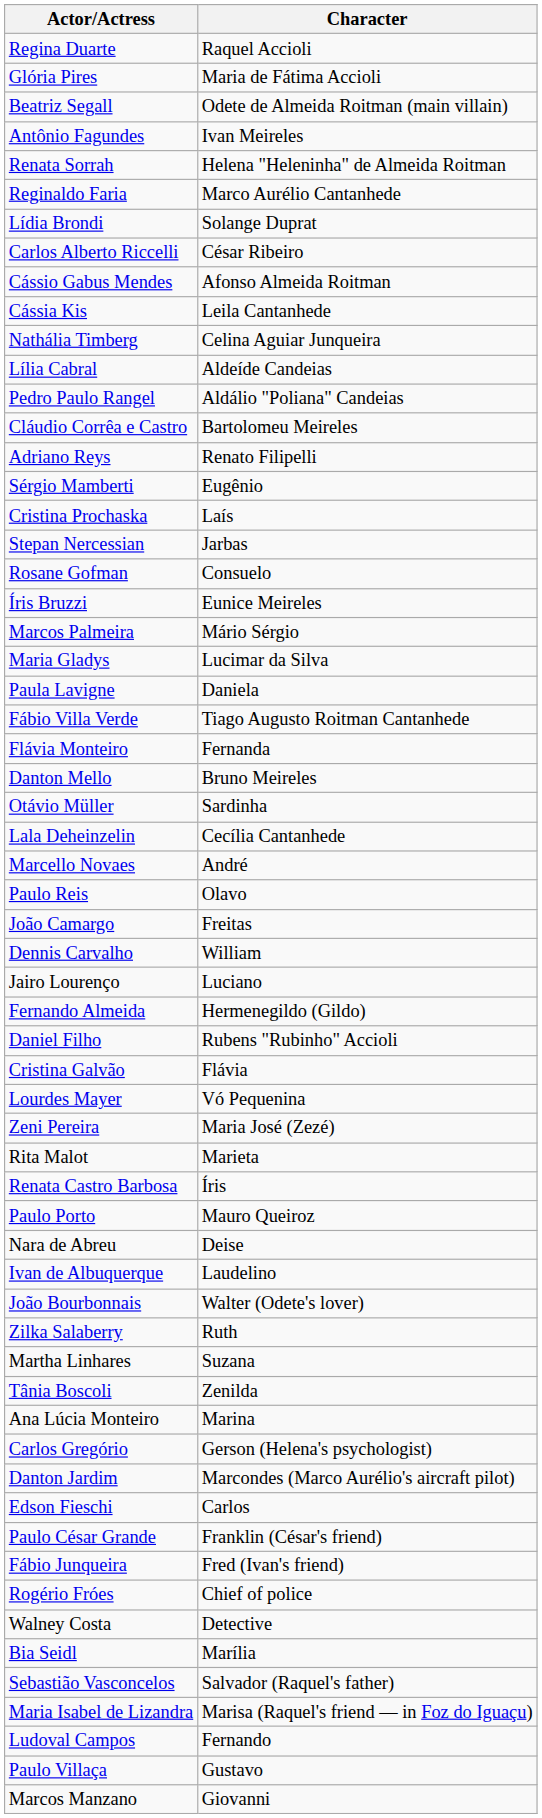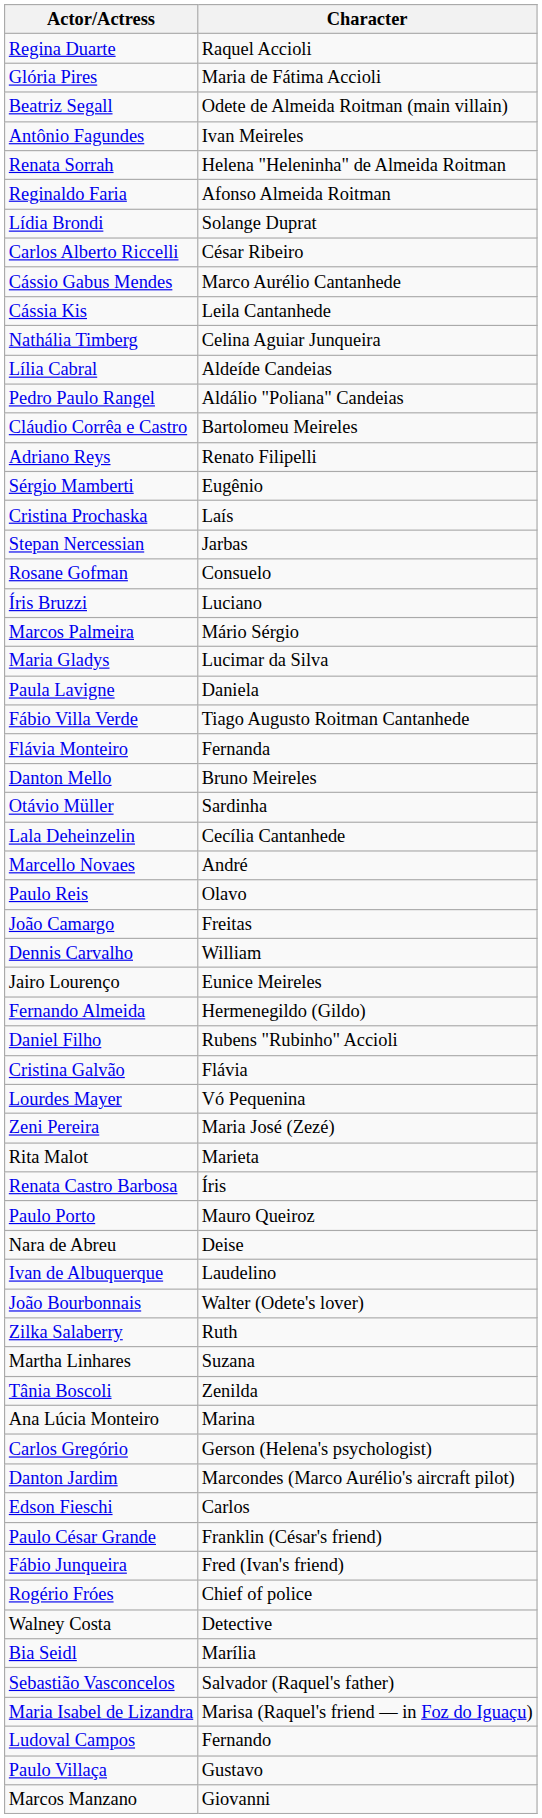(301, 194) Marco Aurélio Cantanhede -> (296, 194) Afonso Almeida Roitman
(296, 281) Afonso Almeida Roitman -> (301, 281) Marco Aurélio Cantanhede
(262, 602) Eunice Meireles -> (232, 602) Luciano
(232, 982) Luciano -> (262, 982) Eunice Meireles
